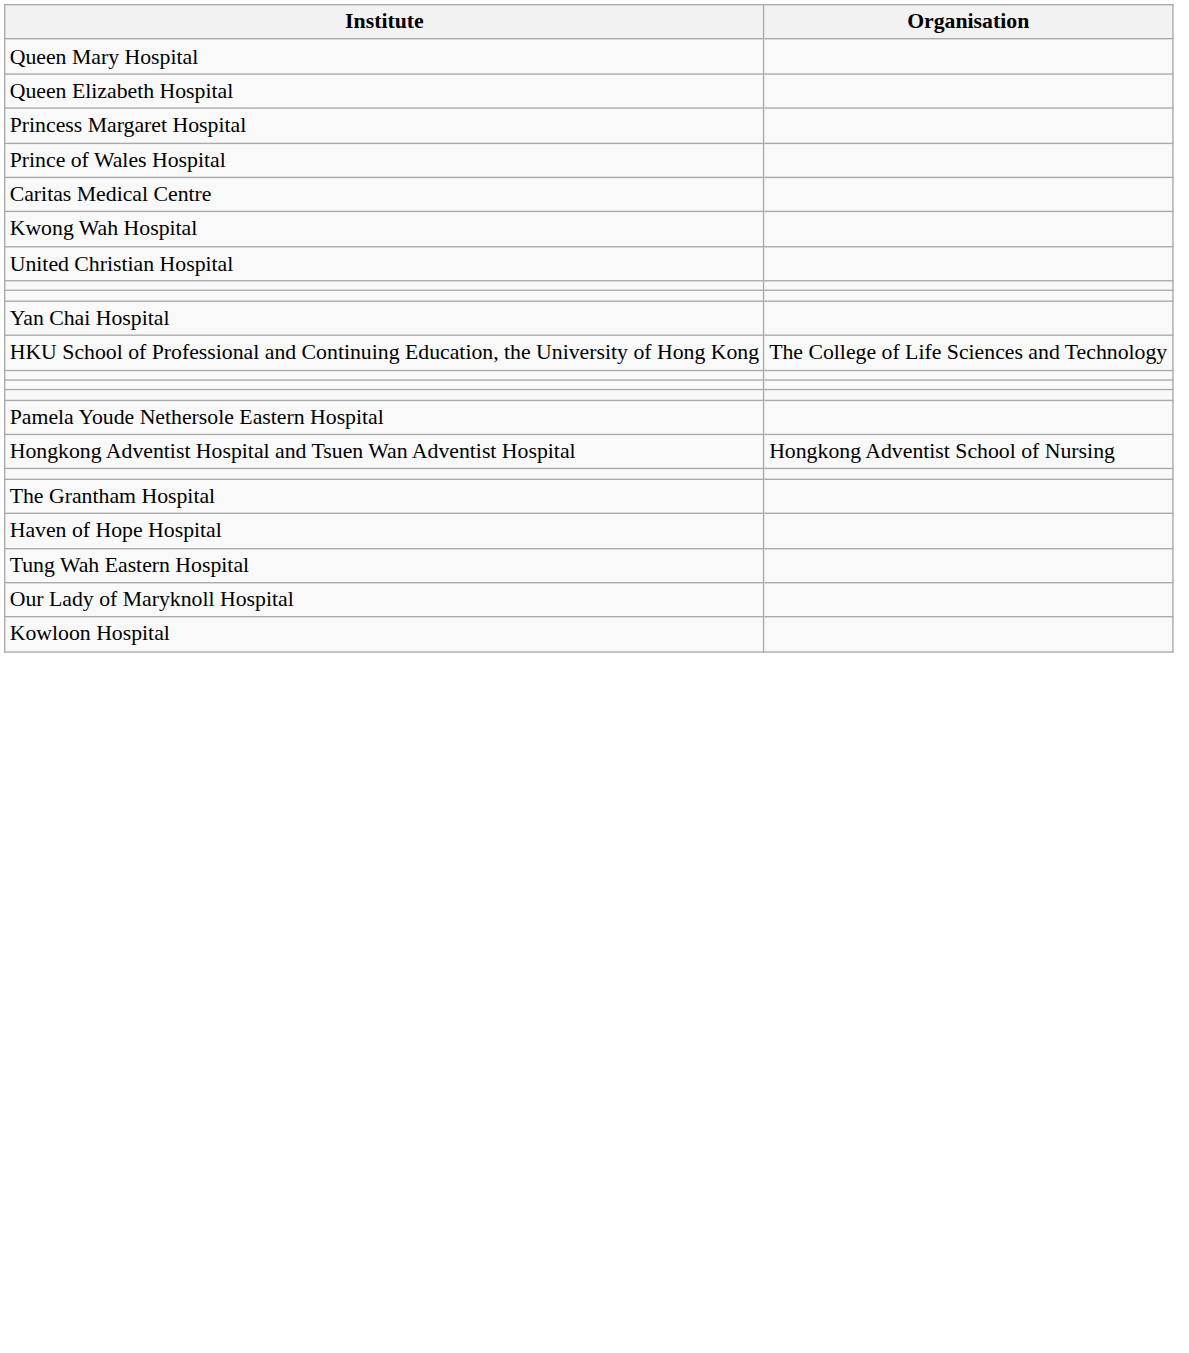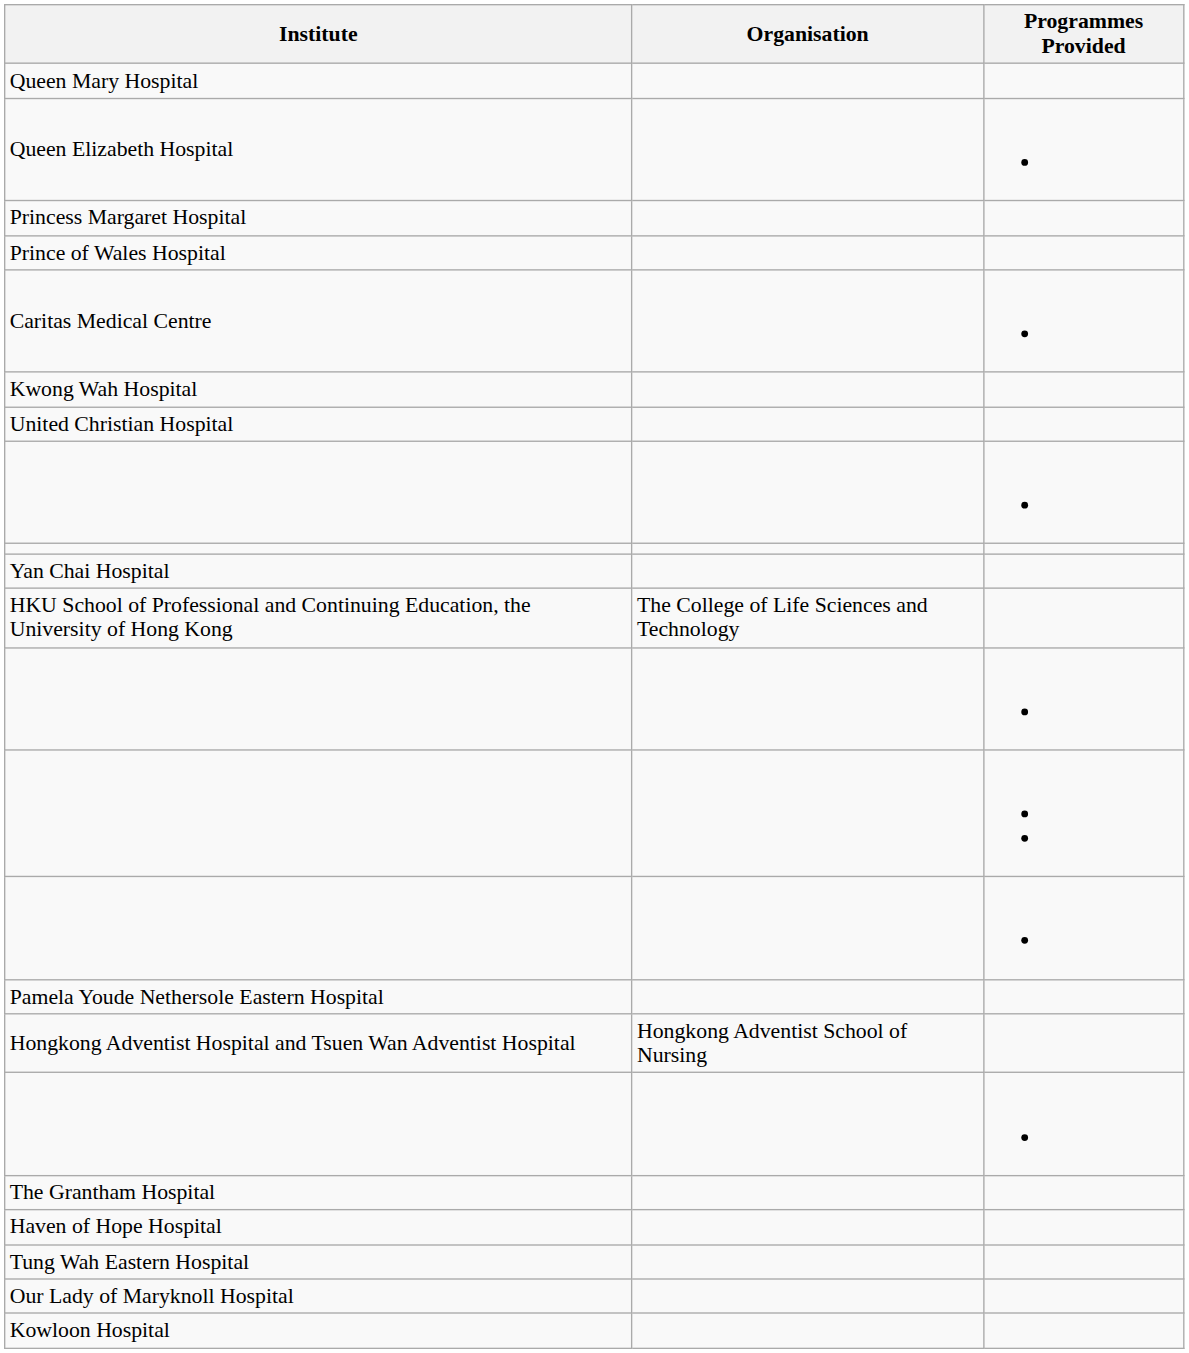+ column: (1084, 33)
